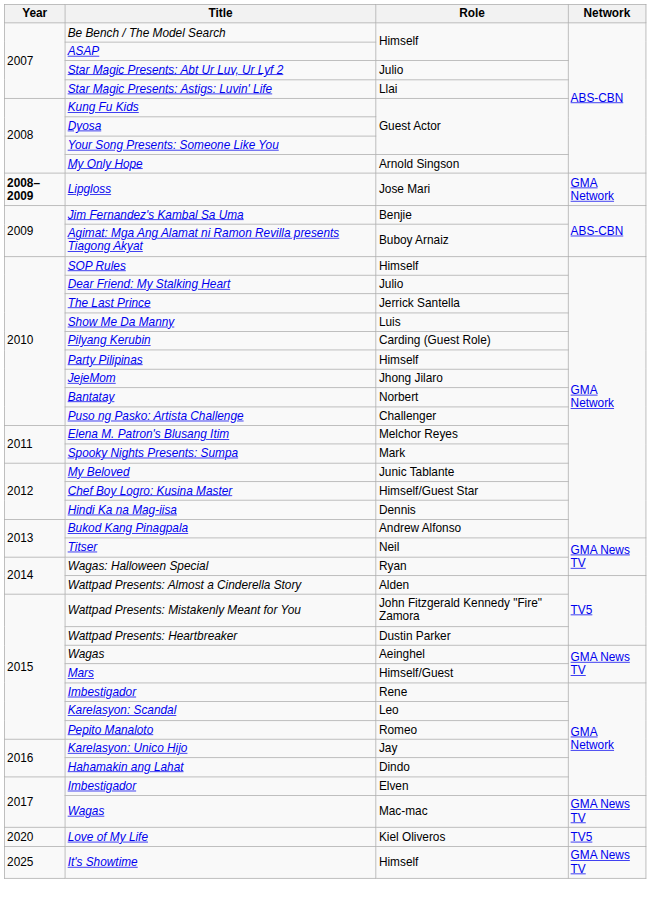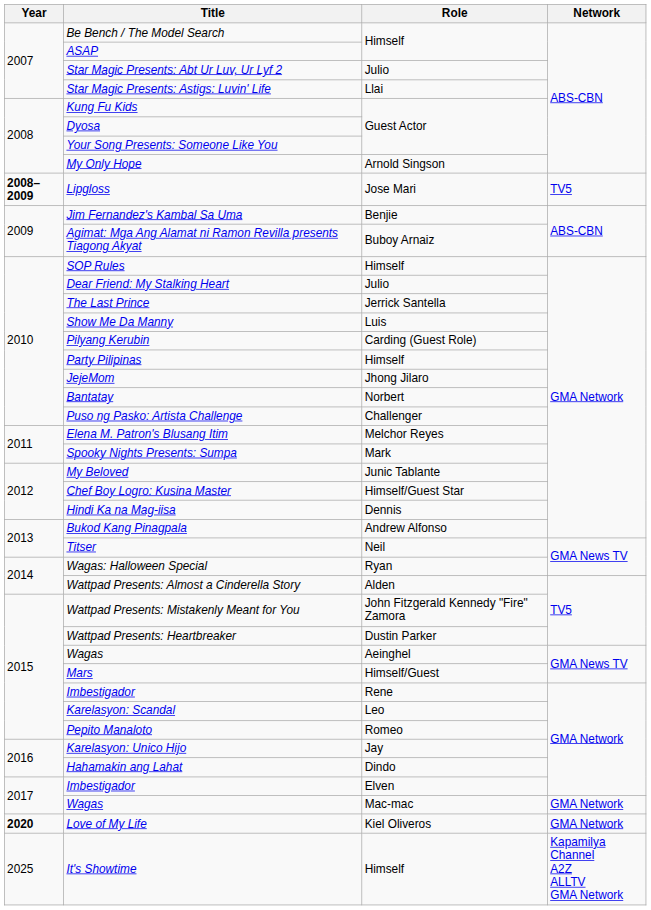(592, 189) GMA Network -> (561, 189) TV5
(600, 811) GMA News TV -> (587, 804) GMA Network
(20, 837) normal -> (20, 823) bold
(581, 837) TV5 -> (587, 823) GMA Network
(600, 862) GMA News TV -> (587, 869) Kapamilya Channel A2Z ALLTV GMA Network
